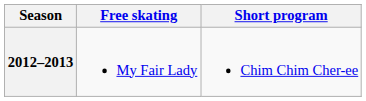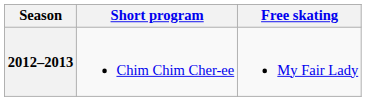columns swapped: (281, 16) <-> (139, 16)
